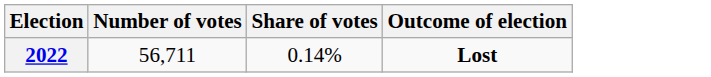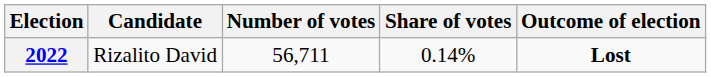+ column: (155, 21)
